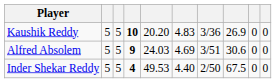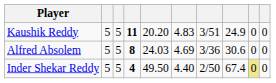(132, 31) 10 -> (132, 31) 11
(210, 31) 3/36 -> (210, 31) 3/51
(236, 31) 26.9 -> (235, 31) 24.9
(132, 50) 9 -> (132, 50) 8
(210, 50) 3/51 -> (210, 50) 3/36
(156, 68) 49.53 -> (156, 68) 49.50
(236, 68) 67.5 -> (235, 68) 67.4
(254, 68) no background -> (254, 68) khaki background
